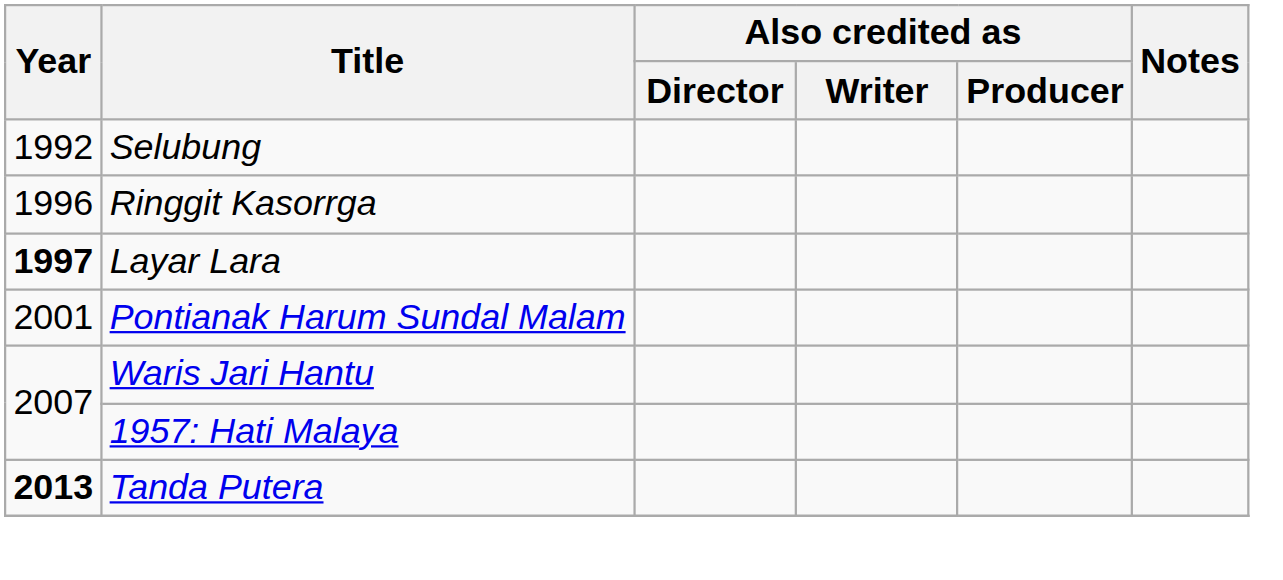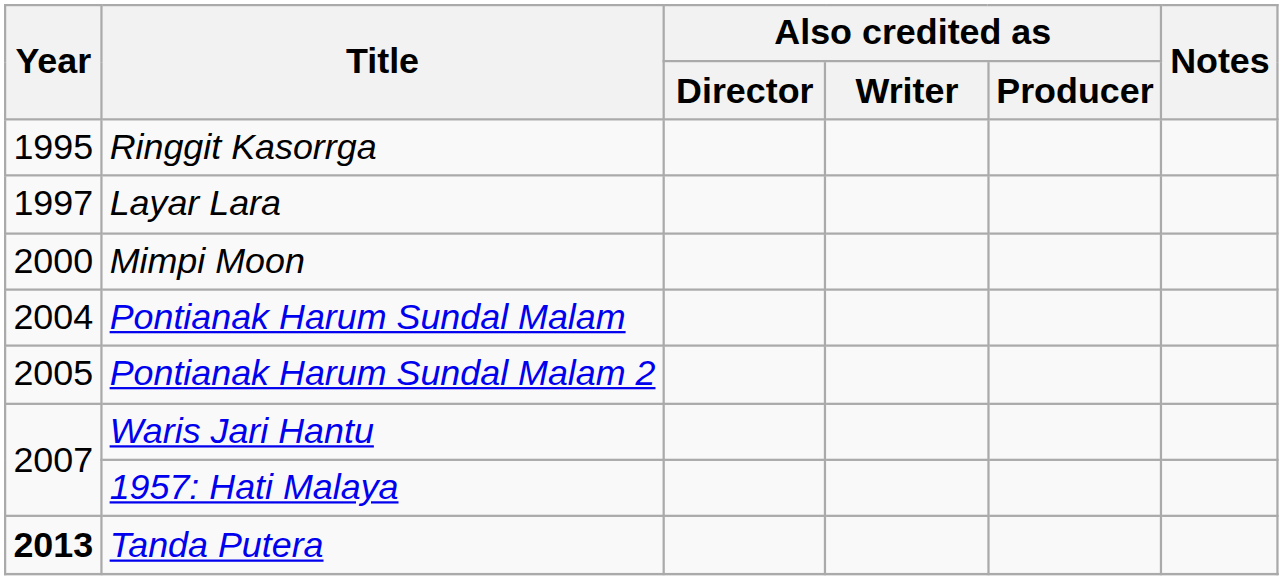- row: (185, 146)
(53, 203) 1996 -> (53, 146) 1995
(53, 260) bold -> (53, 203) normal
+ row: (207, 260)
(53, 317) 2001 -> (53, 317) 2004
+ row: (383, 373)
